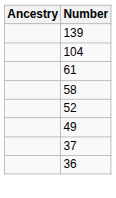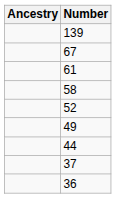- row: (73, 52)
+ row: (70, 52)
+ row: (70, 146)
